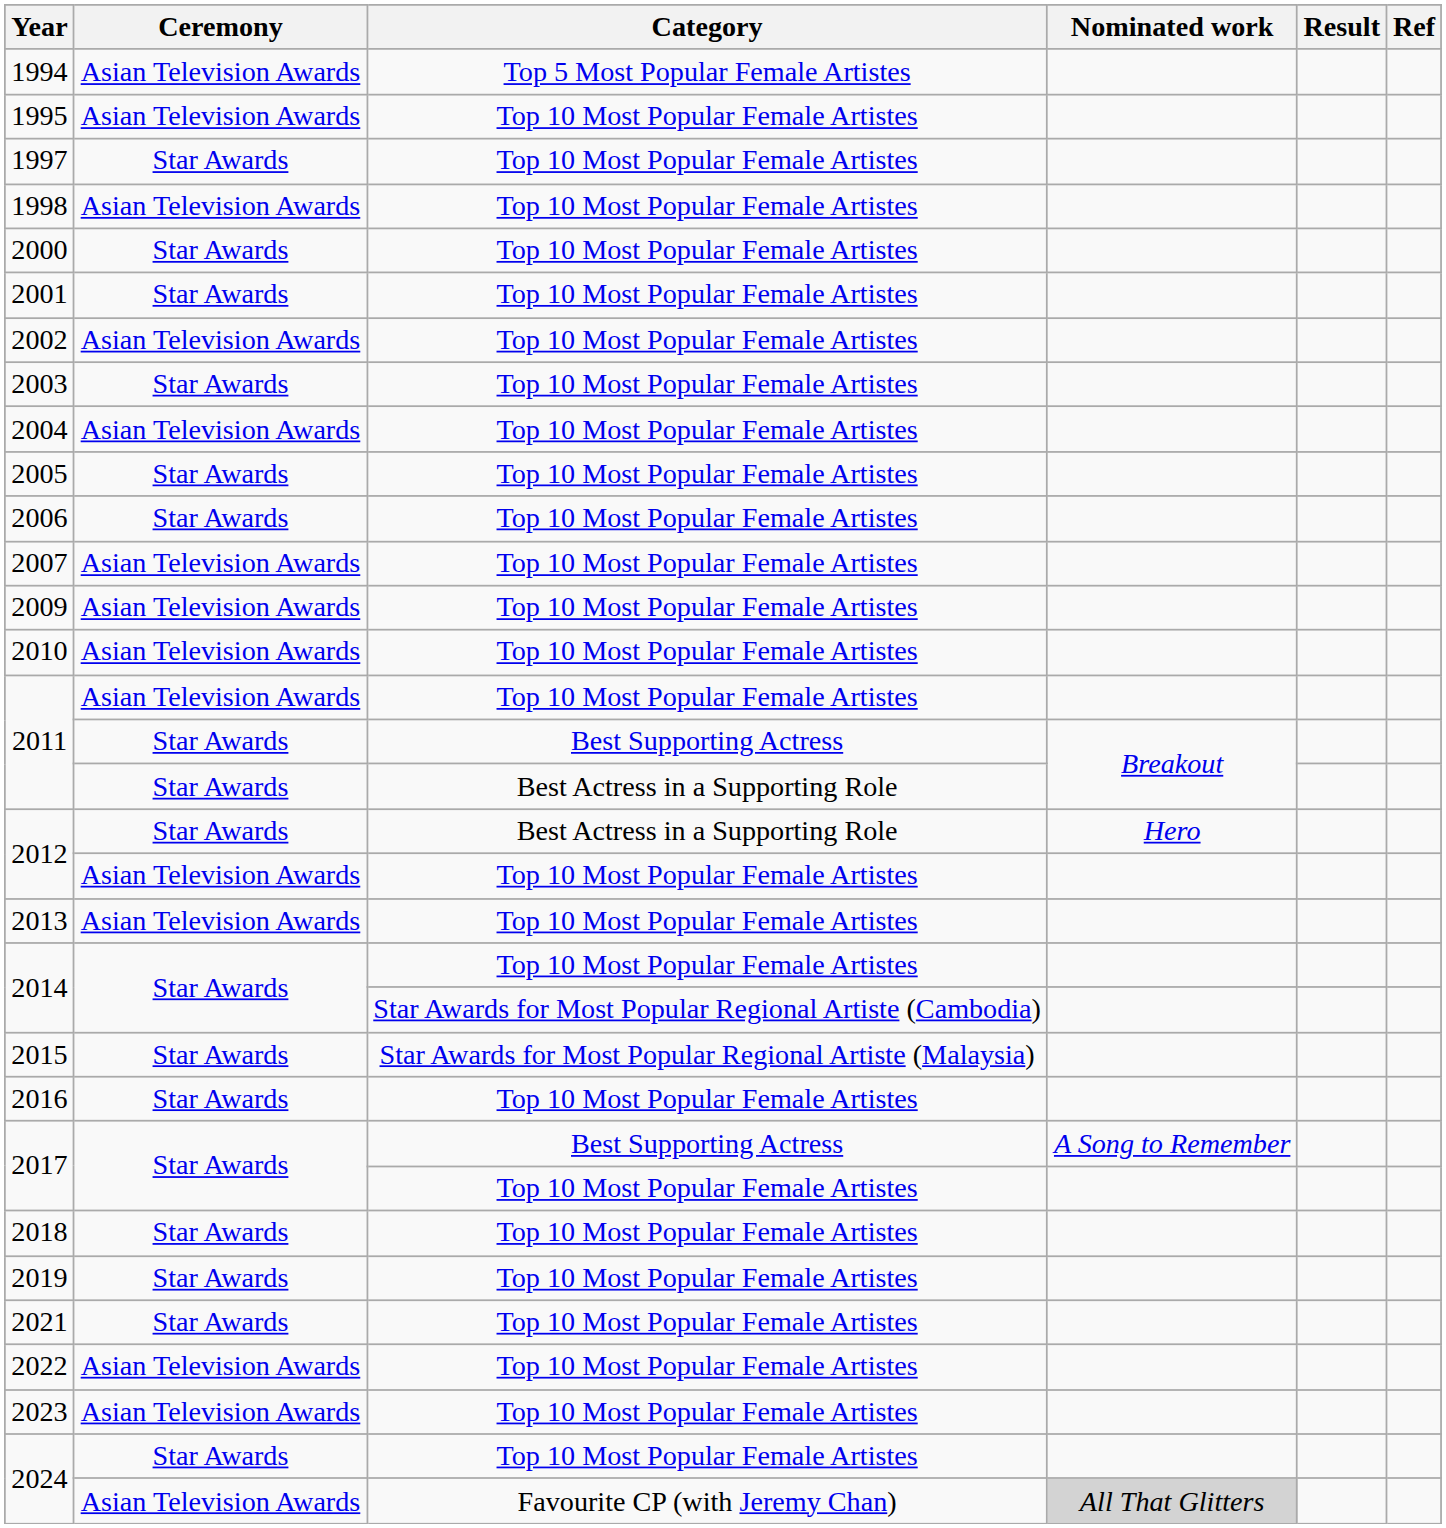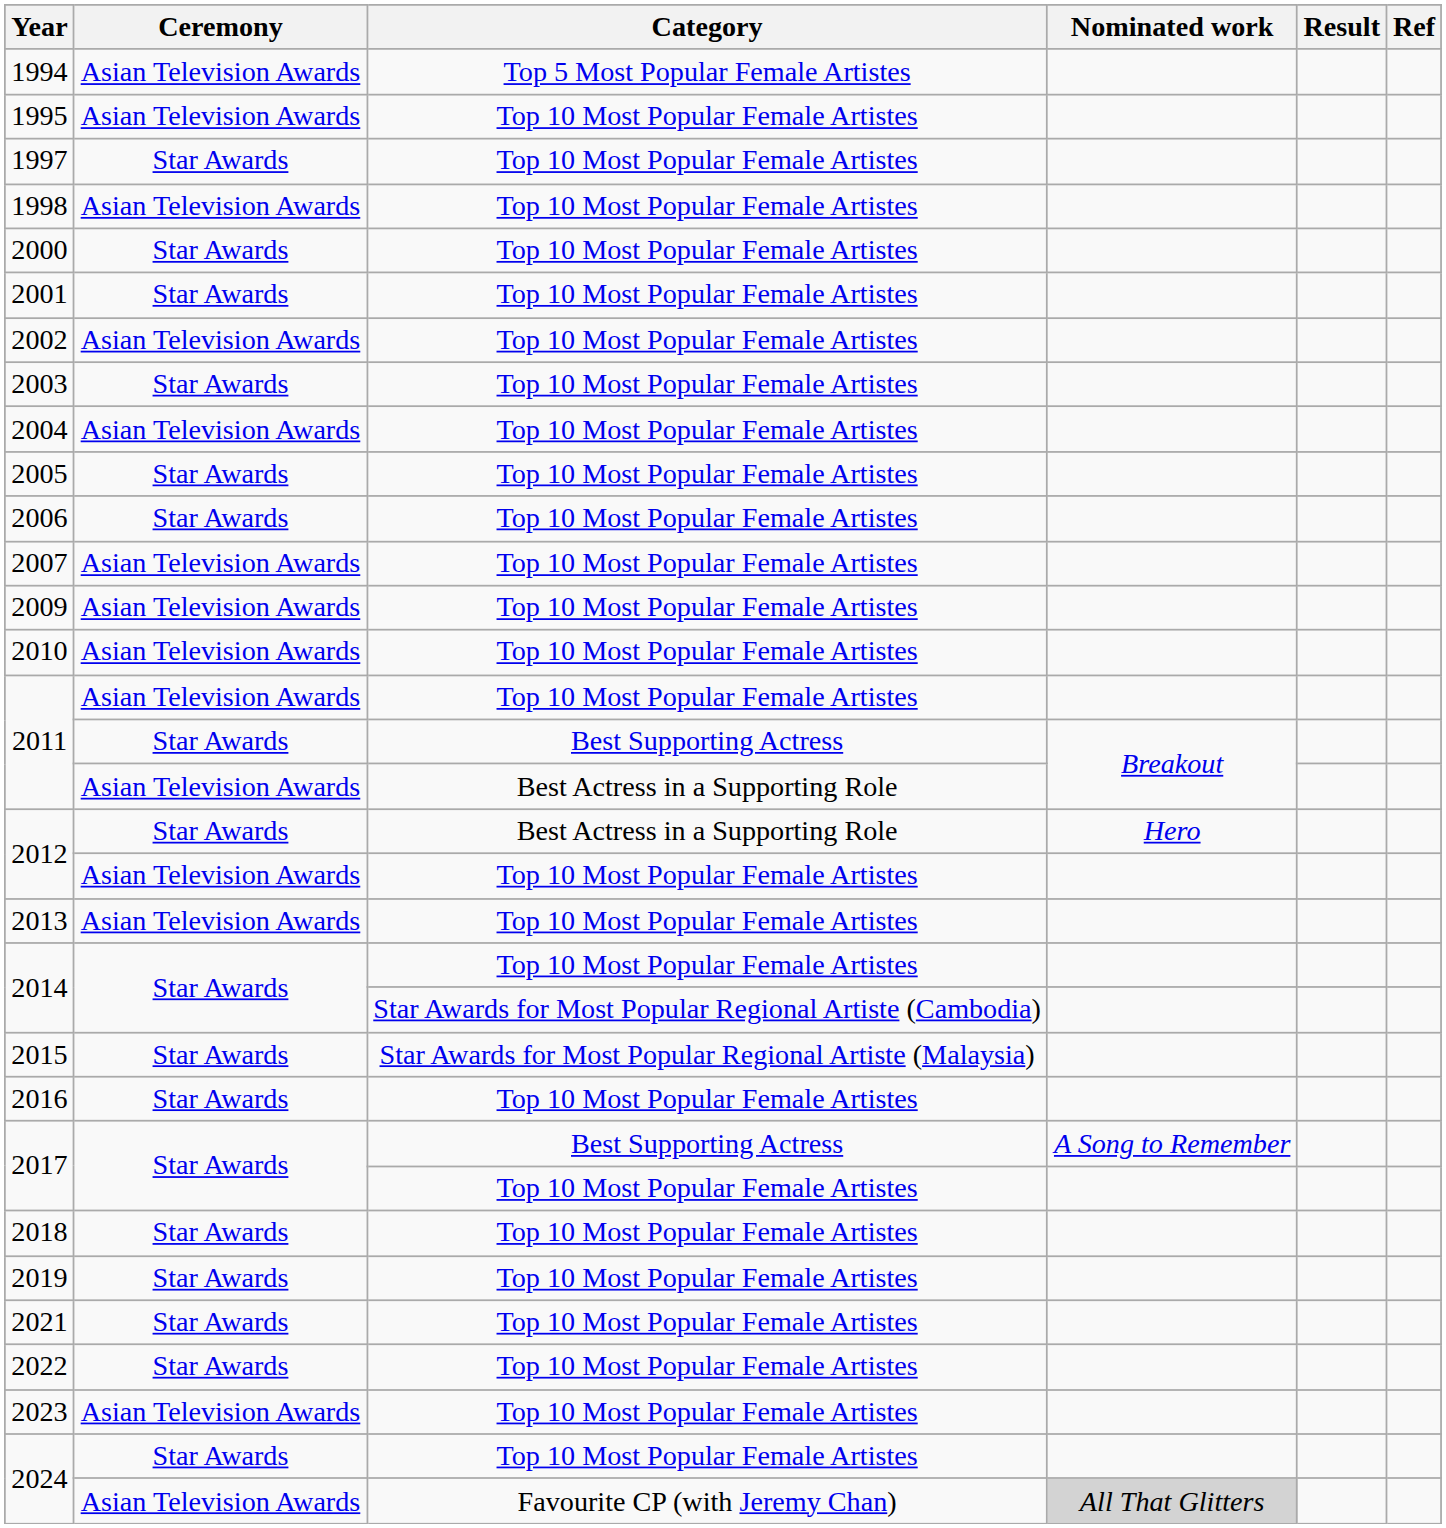(220, 786) Star Awards -> (220, 786) Asian Television Awards
(220, 1366) Asian Television Awards -> (220, 1366) Star Awards
